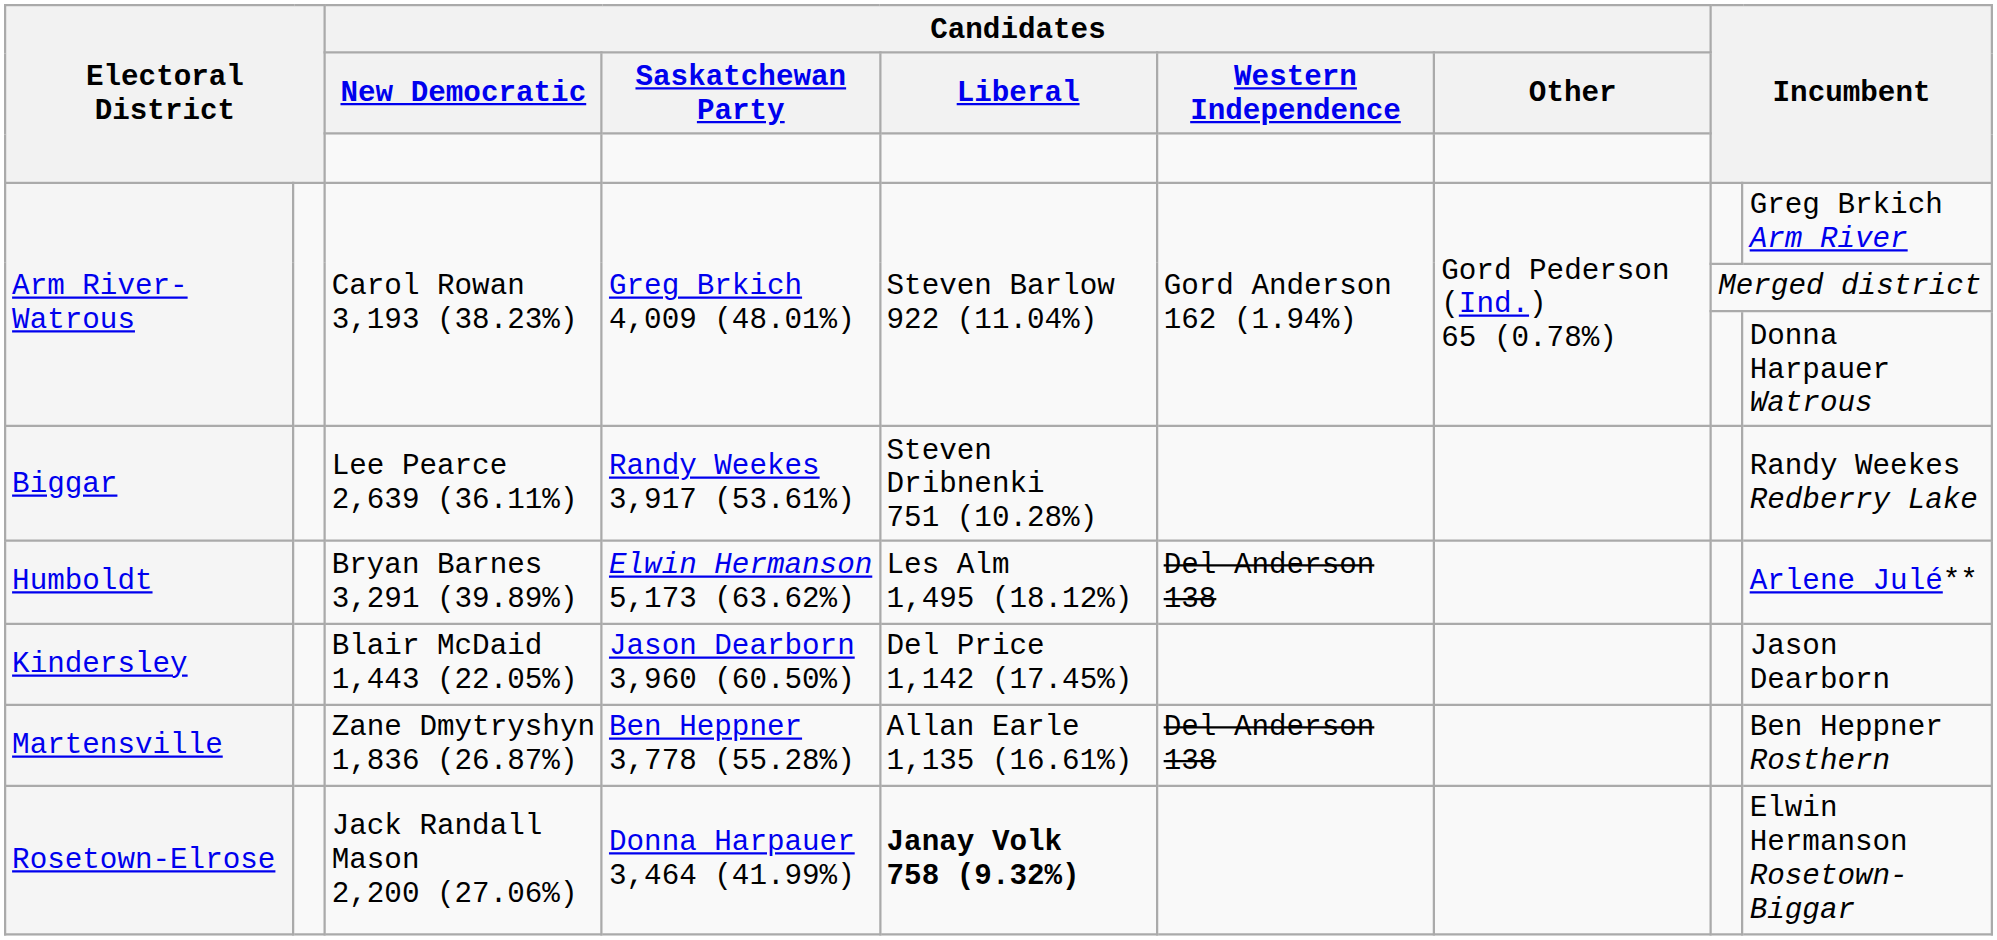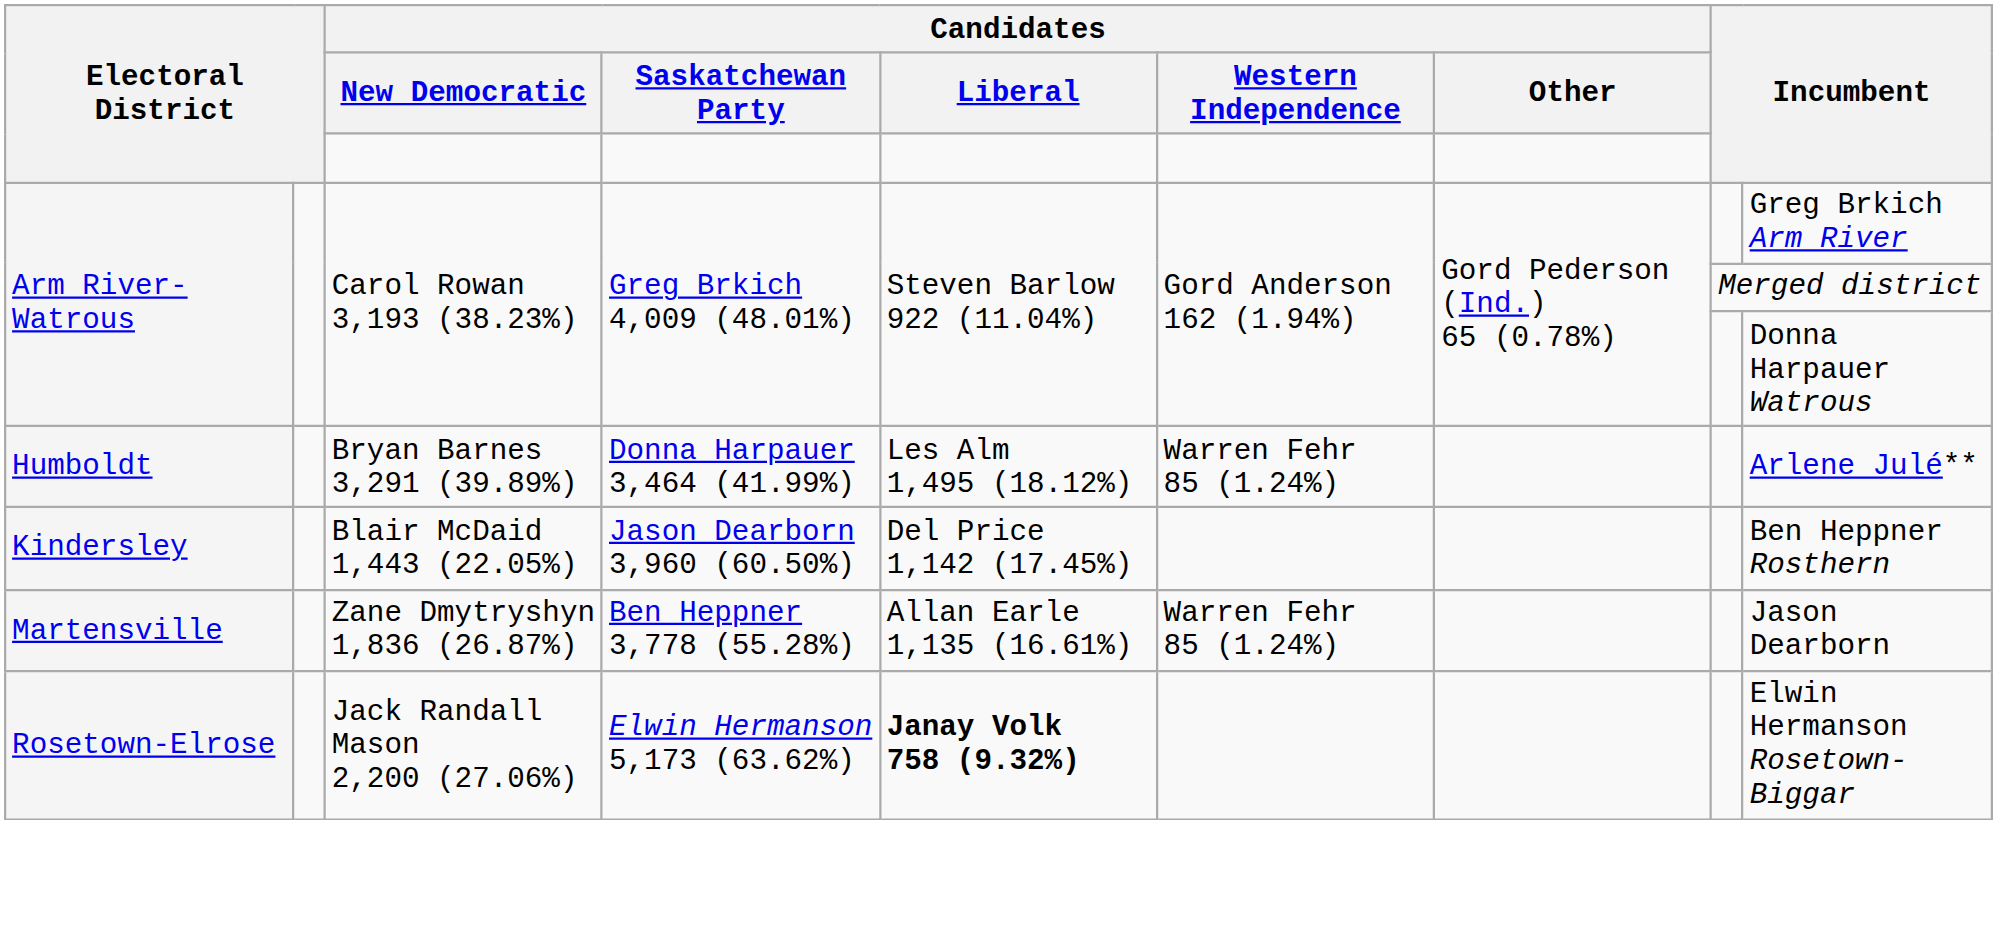- row: (65, 484)
(741, 582) Elwin Hermanson 5,173 (63.62%) -> (732, 467) Donna Harpauer 3,464 (41.99%)
(1269, 582) Del Anderson 138 -> (1260, 467) Warren Fehr 85 (1.24%)
(1820, 663) Jason Dearborn -> (1846, 548) Ben Heppner Rosthern
(1269, 745) Del Anderson 138 -> (1260, 630) Warren Fehr 85 (1.24%)
(1846, 745) Ben Heppner Rosthern -> (1820, 630) Jason Dearborn
(732, 860) Donna Harpauer 3,464 (41.99%) -> (741, 745) Elwin Hermanson 5,173 (63.62%)
